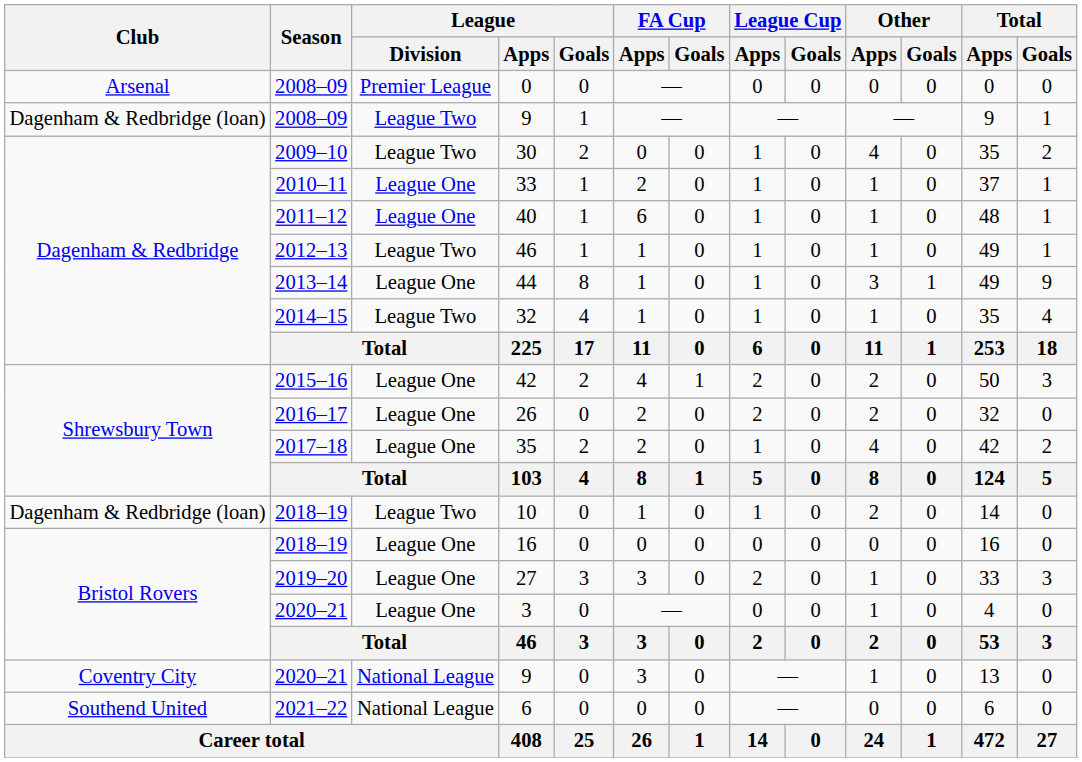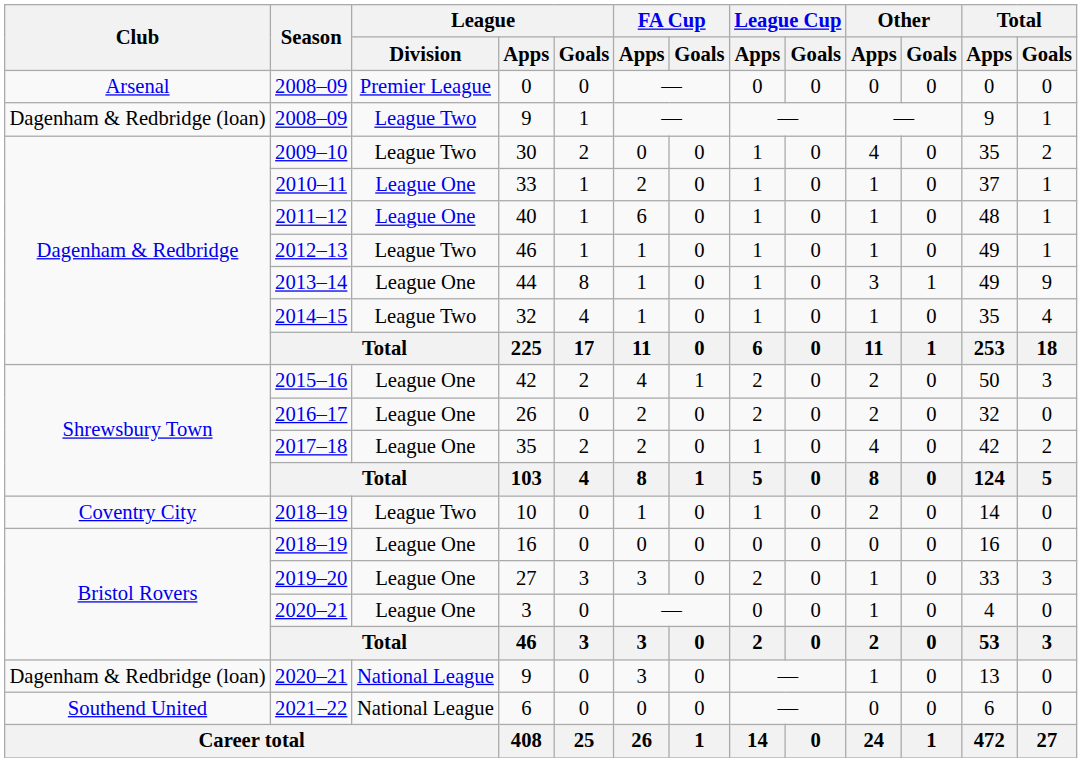(138, 511) Dagenham & Redbridge (loan) -> (138, 511) Coventry City
(138, 675) Coventry City -> (138, 675) Dagenham & Redbridge (loan)
